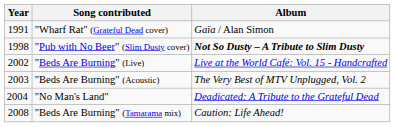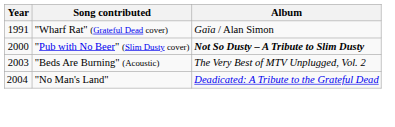(18, 46) 1998 -> (18, 46) 2000
- row: (89, 63)
- row: (108, 113)
